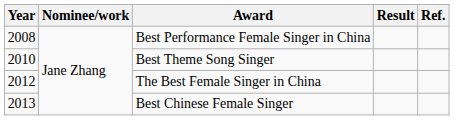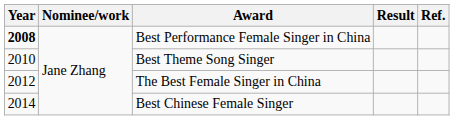(22, 37) normal -> (22, 37) bold
(22, 103) 2013 -> (22, 103) 2014
